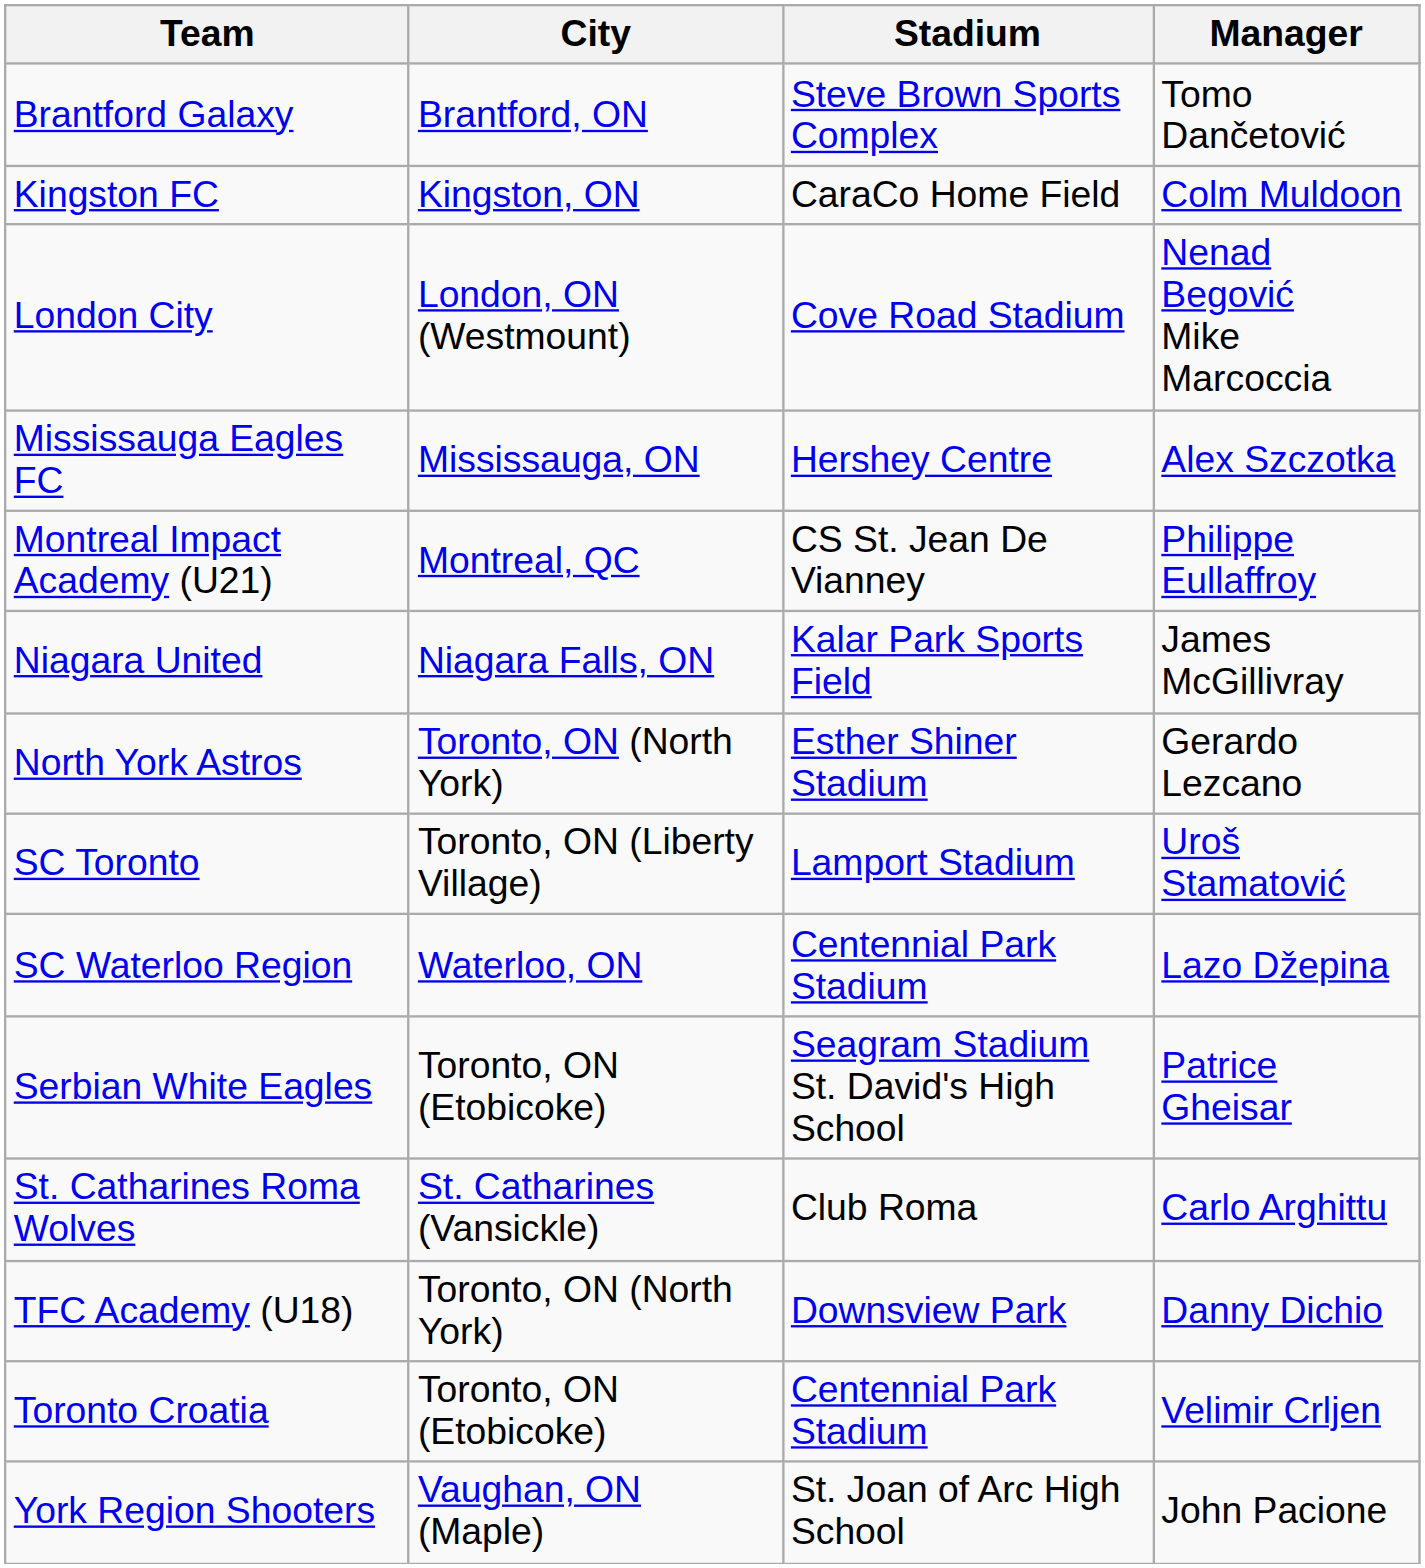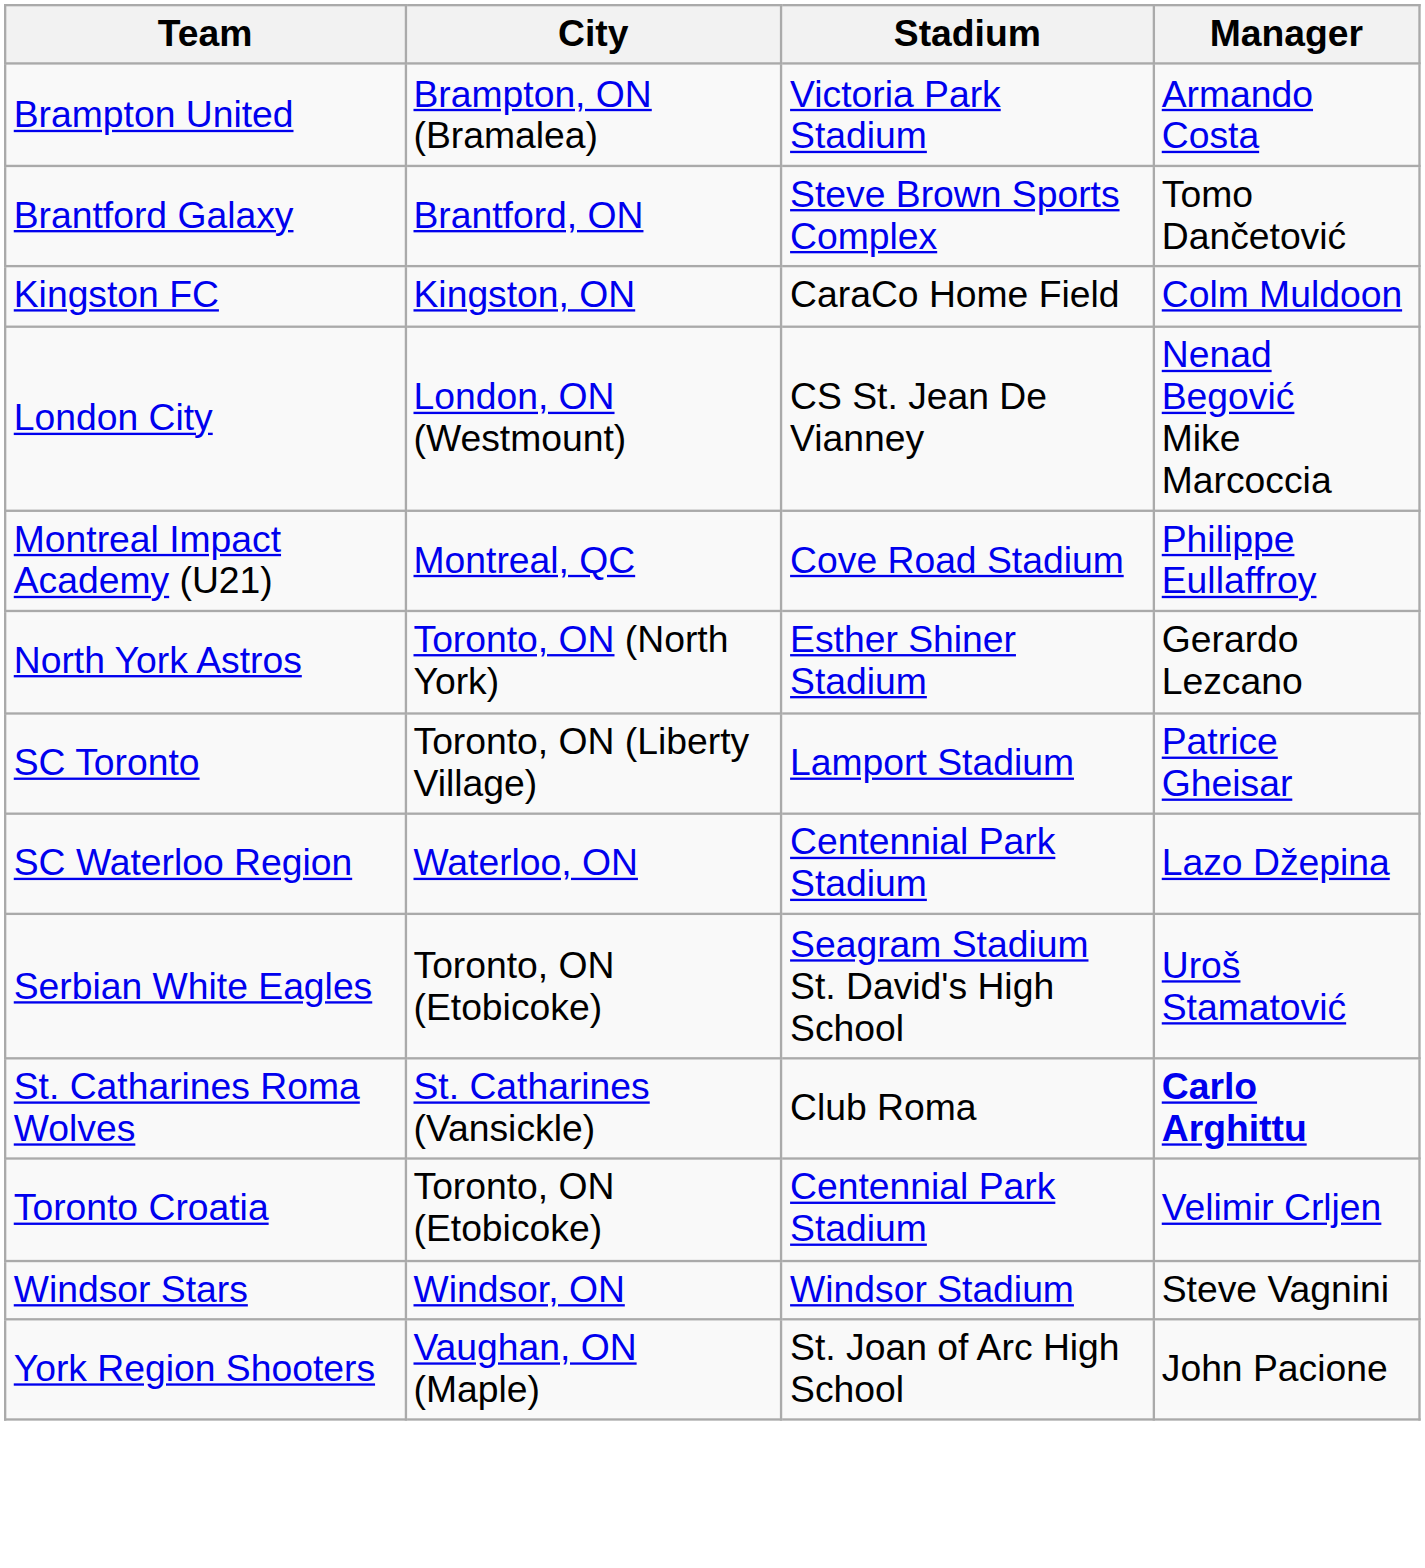+ row: (154, 114)
(958, 316) Cove Road Stadium -> (919, 417) CS St. Jean De Vianney
- row: (178, 459)
(919, 560) CS St. Jean De Vianney -> (957, 560) Cove Road Stadium
- row: (138, 661)
(1254, 863) Uroš Stamatović -> (1227, 762) Patrice Gheisar
(1227, 1086) Patrice Gheisar -> (1254, 985) Uroš Stamatović
(1274, 1208) normal -> (1234, 1107) bold
- row: (184, 1309)
+ row: (131, 1288)
